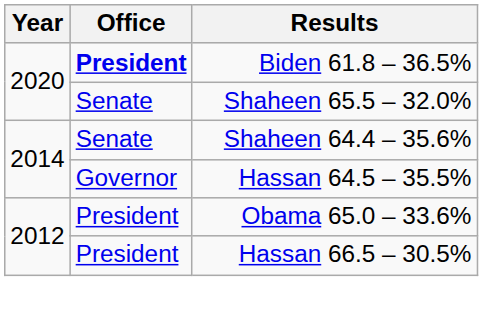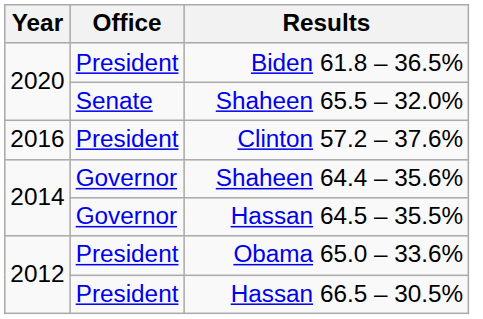(131, 62) bold -> (127, 62) normal
+ row: (350, 139)
(114, 139) Senate -> (126, 178) Governor
